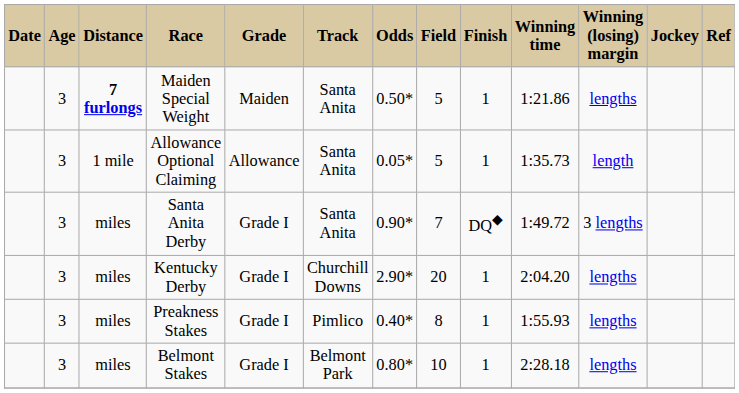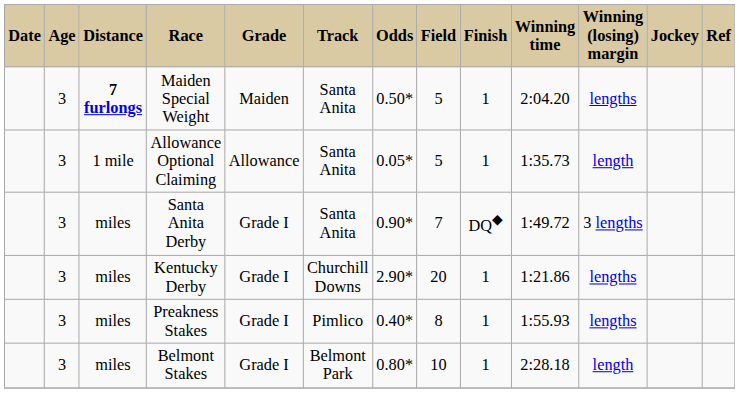(545, 98) 1:21.86 -> (545, 98) 2:04.20
(545, 277) 2:04.20 -> (545, 277) 1:21.86
(613, 365) lengths -> (613, 365) length
